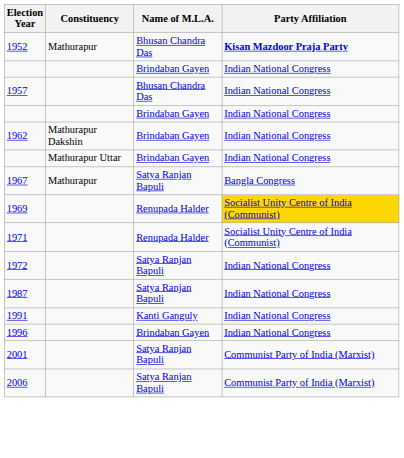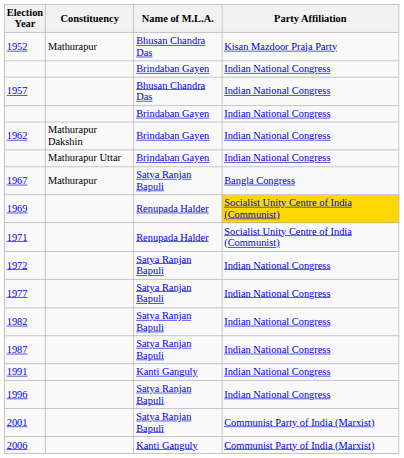(286, 46) bold -> (281, 46) normal
+ row: (17, 293)
+ row: (17, 321)
(173, 332) Brindaban Gayen -> (164, 394) Satya Ranjan Bapuli
(164, 383) Satya Ranjan Bapuli -> (167, 445) Kanti Ganguly
